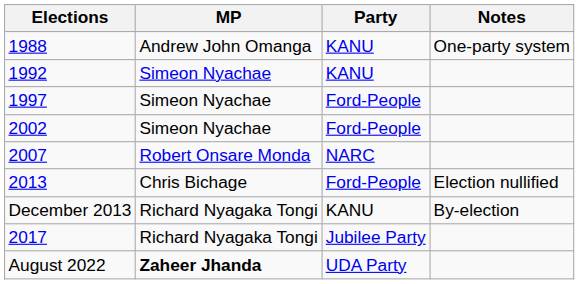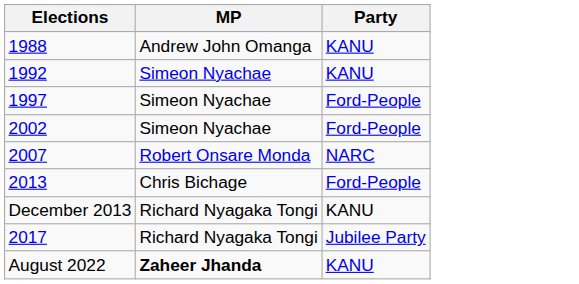- column: (502, 18)
(366, 264) UDA Party -> (350, 264) KANU
